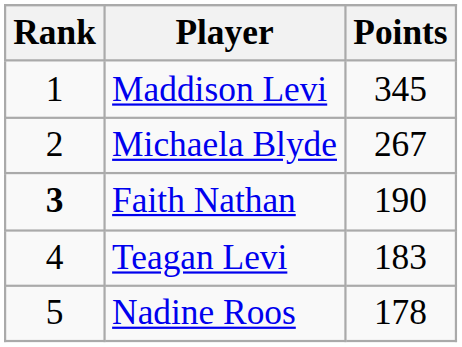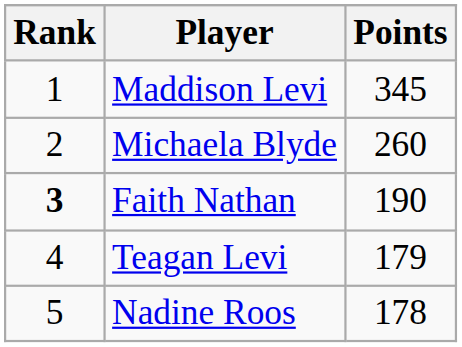(400, 144) 267 -> (400, 144) 260
(400, 256) 183 -> (400, 256) 179
